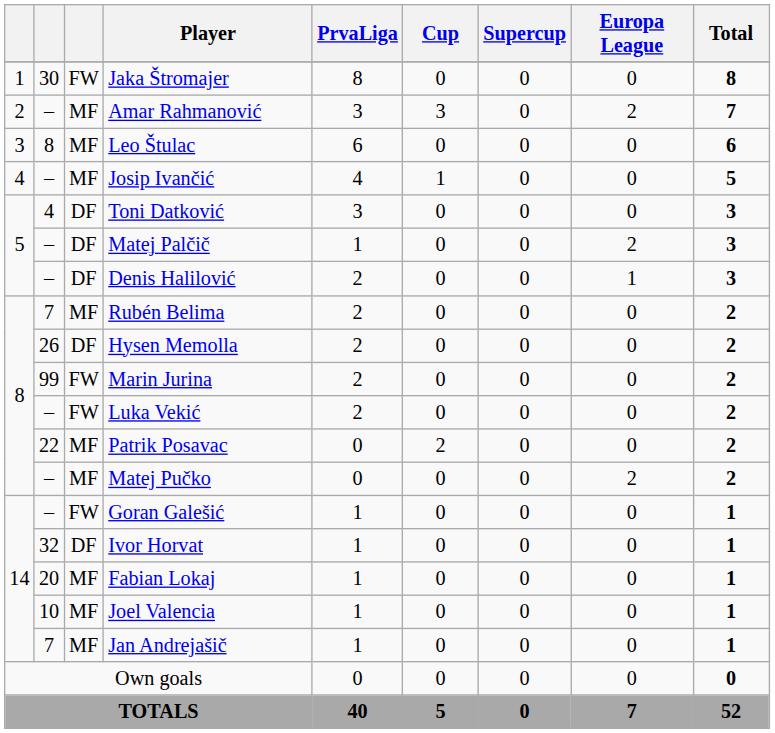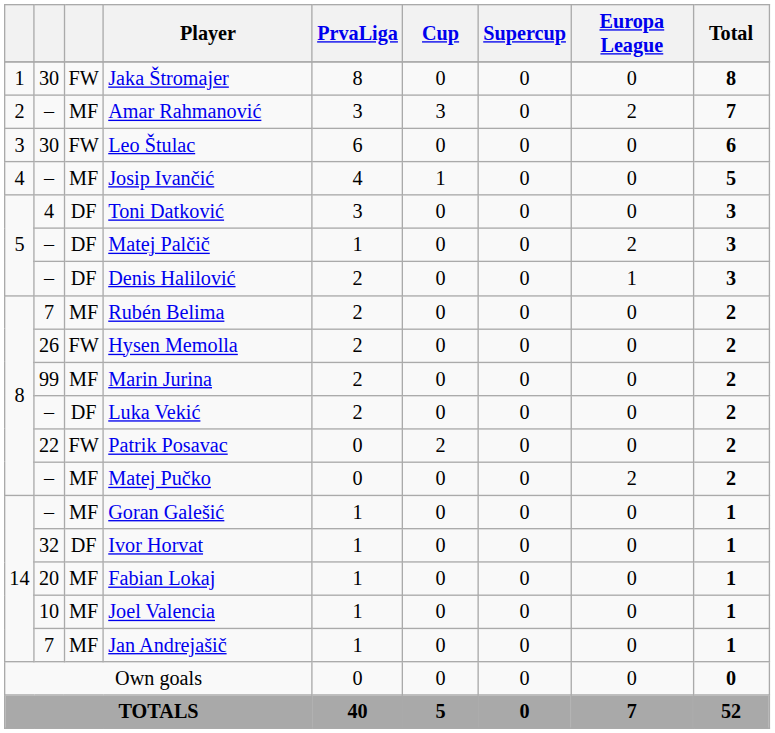(49, 145) 8 -> (49, 145) 30
(84, 145) MF -> (84, 145) FW
(84, 345) DF -> (84, 345) FW
(84, 378) FW -> (84, 378) MF
(84, 411) FW -> (84, 411) DF
(84, 445) MF -> (84, 445) FW
(84, 511) FW -> (84, 511) MF
